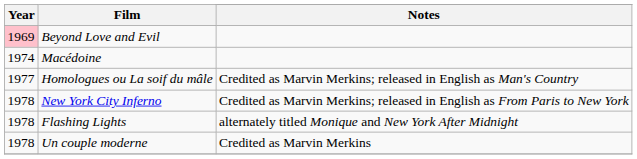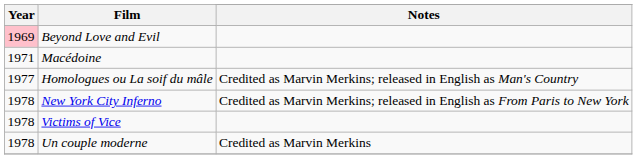(21, 57) 1974 -> (21, 57) 1971
- row: (84, 121)
+ row: (81, 121)
